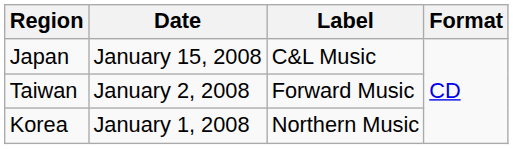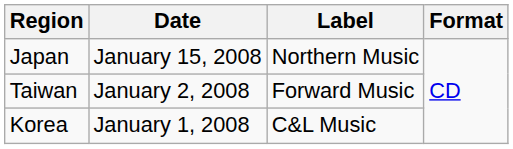(324, 56) C&L Music -> (345, 56) Northern Music
(345, 125) Northern Music -> (324, 125) C&L Music
